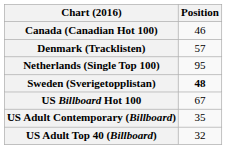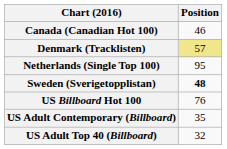(200, 48) no background -> (200, 48) khaki background
(200, 100) 67 -> (200, 100) 76
